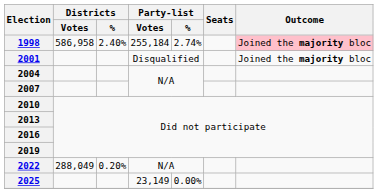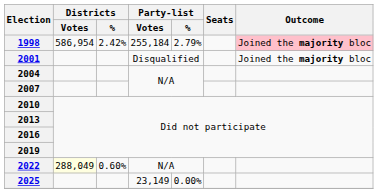(75, 42) 586,958 -> (75, 42) 586,954
(112, 42) 2.40% -> (112, 42) 2.42%
(188, 42) 2.74% -> (188, 42) 2.79%
(75, 165) no background -> (75, 165) lightyellow background
(112, 165) 0.20% -> (112, 165) 0.60%
